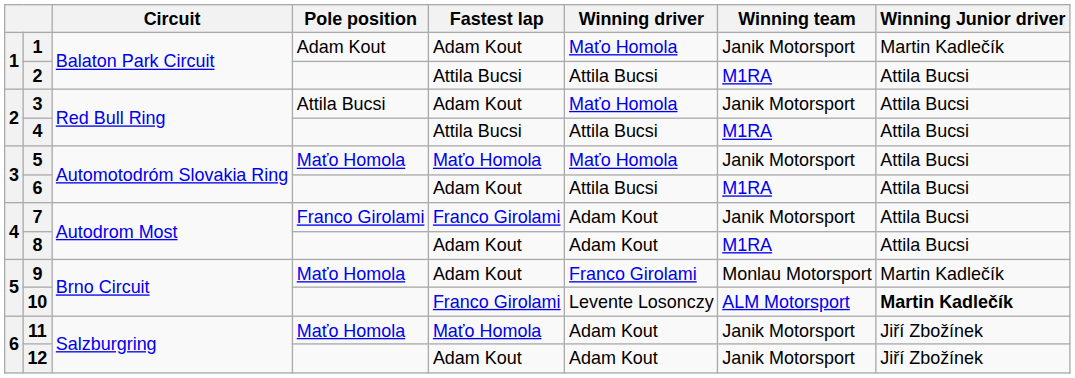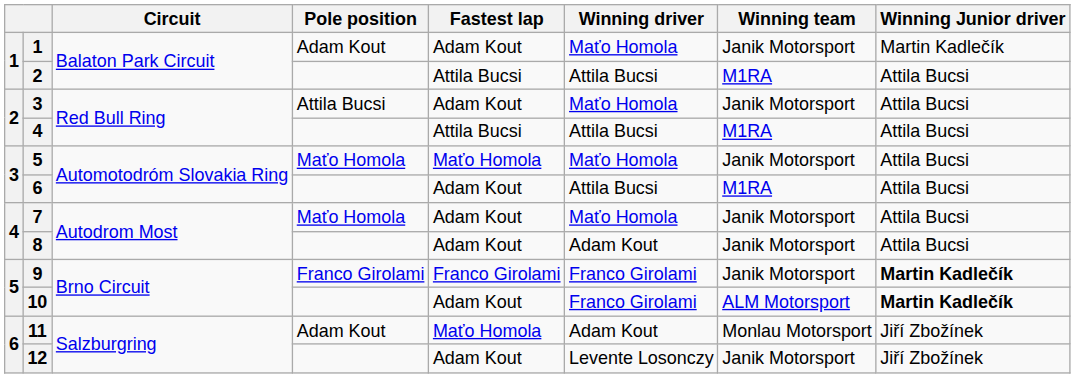(361, 216) Franco Girolami -> (351, 216) Maťo Homola
(497, 216) Franco Girolami -> (477, 216) Adam Kout
(613, 216) Adam Kout -> (623, 216) Maťo Homola
(747, 245) M1RA -> (789, 245) Janik Motorsport
(351, 273) Maťo Homola -> (361, 273) Franco Girolami
(477, 273) Adam Kout -> (497, 273) Franco Girolami
(797, 273) Monlau Motorsport -> (789, 273) Janik Motorsport
(942, 273) normal -> (947, 273) bold
(497, 301) Franco Girolami -> (477, 301) Adam Kout
(641, 301) Levente Losonczy -> (633, 301) Franco Girolami
(351, 330) Maťo Homola -> (341, 330) Adam Kout
(789, 330) Janik Motorsport -> (797, 330) Monlau Motorsport
(613, 358) Adam Kout -> (641, 358) Levente Losonczy
